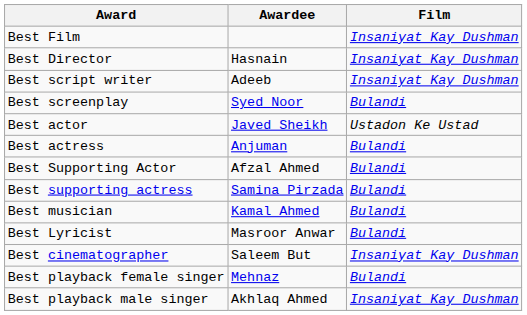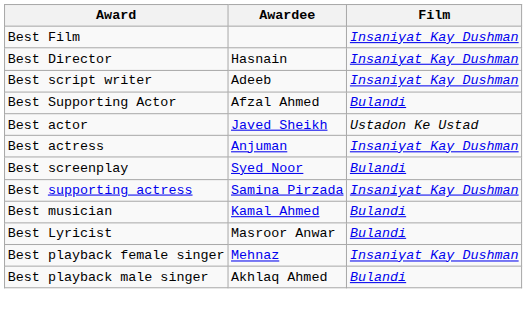rows swapped: (68, 103) <-> (92, 168)
(378, 146) Bulandi -> (434, 146) Insaniyat Kay Dushman
(378, 190) Bulandi -> (434, 190) Insaniyat Kay Dushman
- row: (88, 255)
(378, 277) Bulandi -> (434, 255) Insaniyat Kay Dushman
(434, 299) Insaniyat Kay Dushman -> (378, 277) Bulandi
